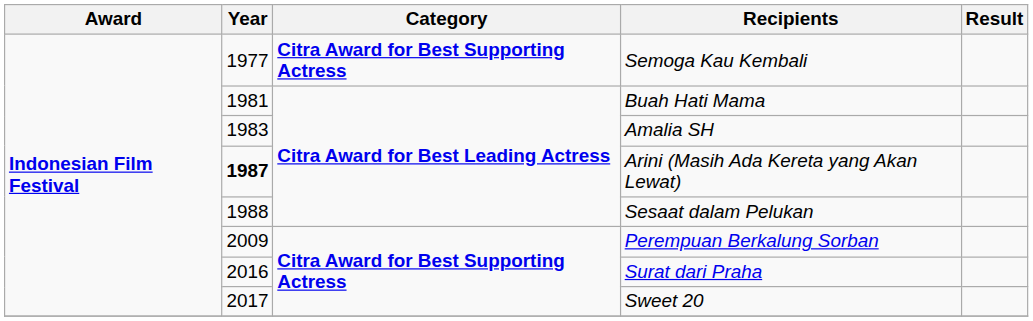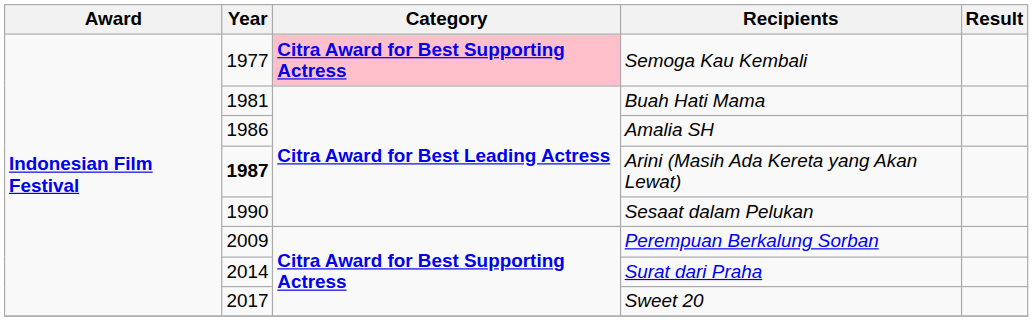(421, 60) no background -> (421, 60) pink background
(248, 130) 1983 -> (248, 130) 1986
(248, 211) 1988 -> (248, 211) 1990
(248, 271) 2016 -> (248, 271) 2014
